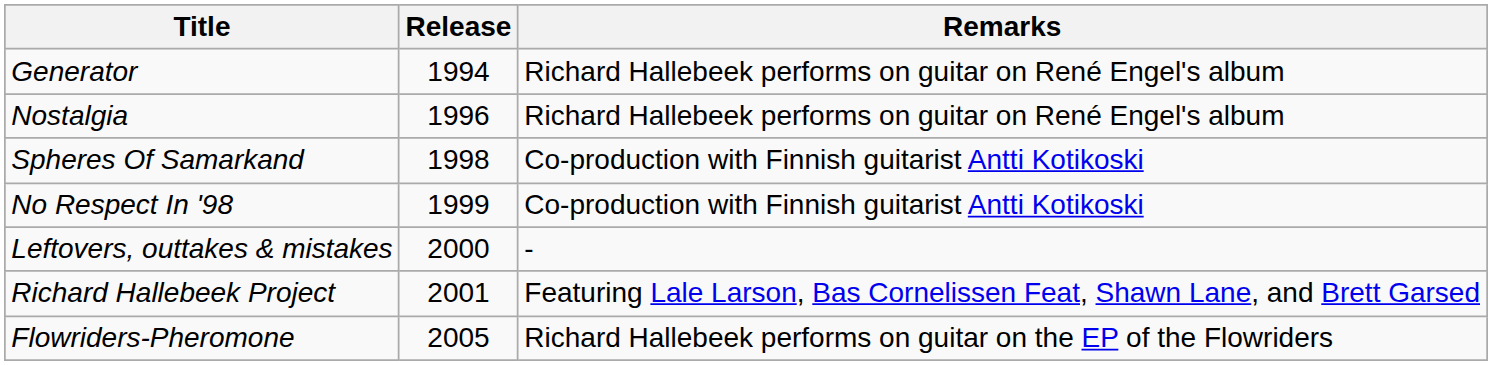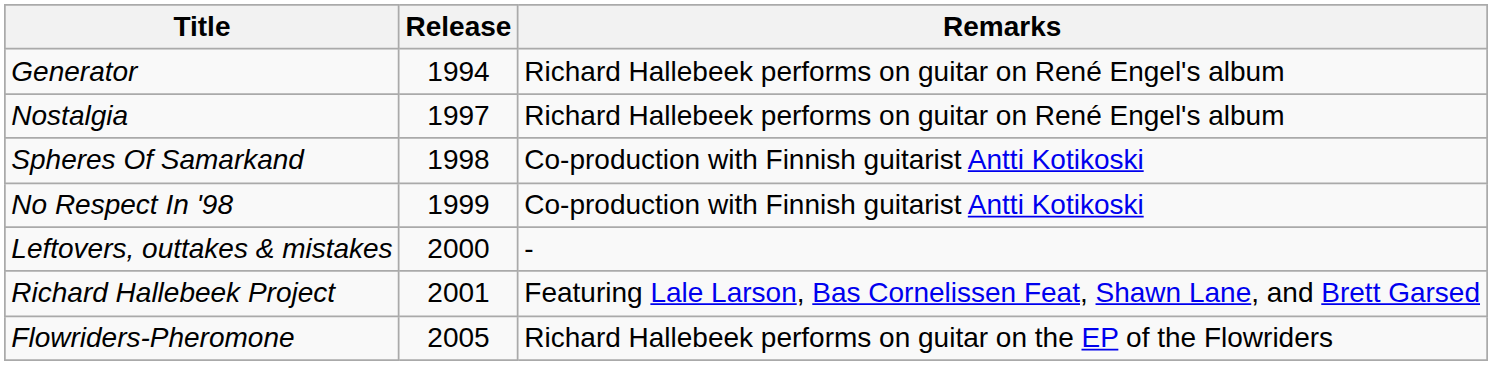(458, 115) 1996 -> (458, 115) 1997
